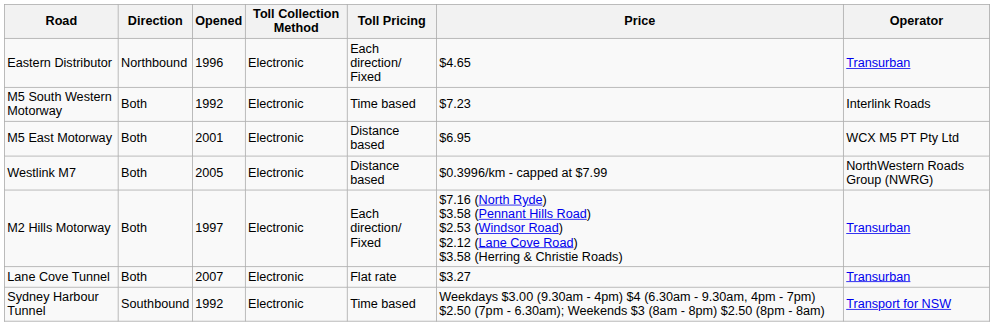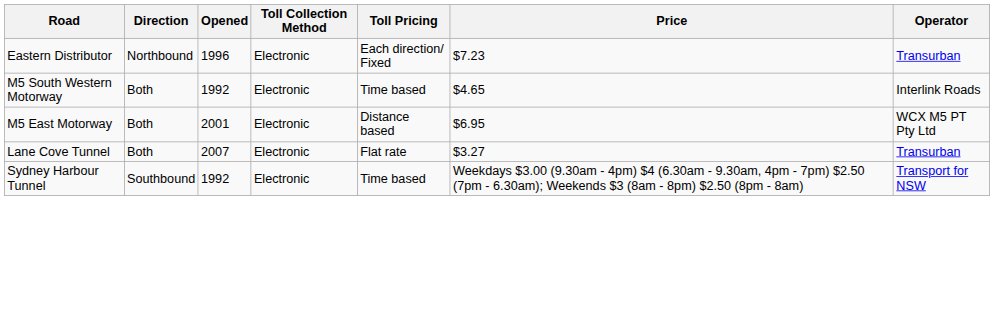(455, 63) $4.65 -> (469, 55) $7.23
(455, 104) $7.23 -> (469, 90) $4.65
- row: (42, 172)
- row: (59, 228)
